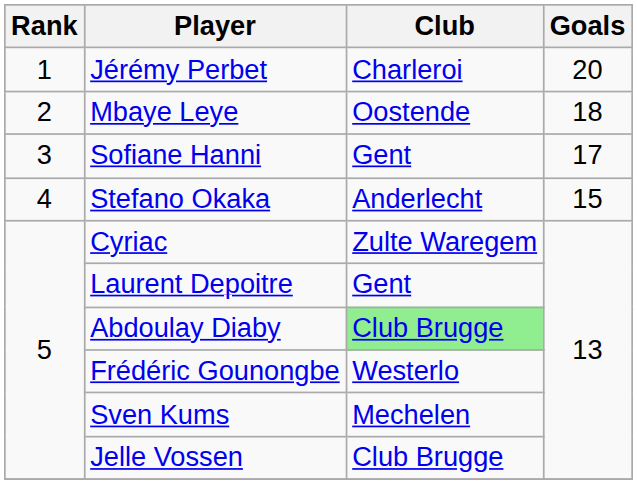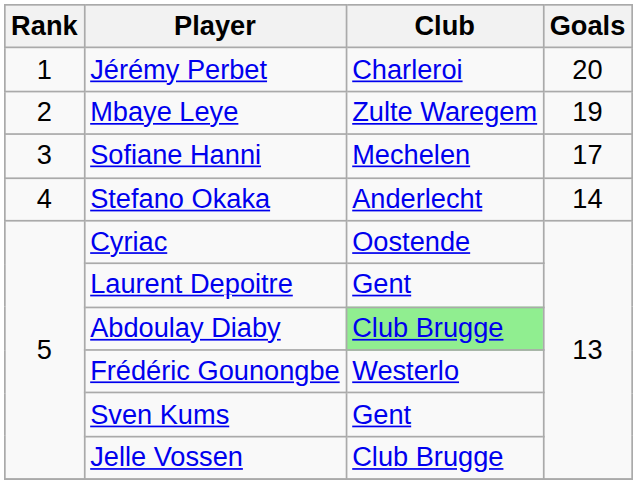(411, 112) Oostende -> (445, 112) Zulte Waregem
(587, 112) 18 -> (587, 112) 19
(382, 155) Gent -> (411, 155) Mechelen
(587, 198) 15 -> (587, 198) 14
(445, 241) Zulte Waregem -> (411, 241) Oostende
(411, 414) Mechelen -> (382, 414) Gent
